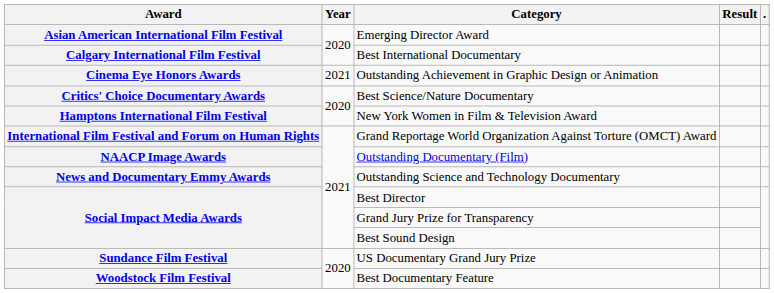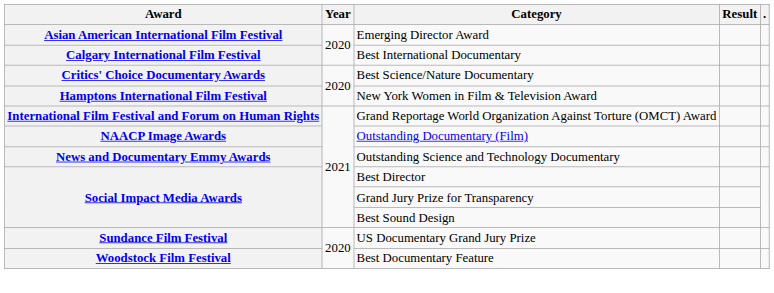- row: (507, 75)
